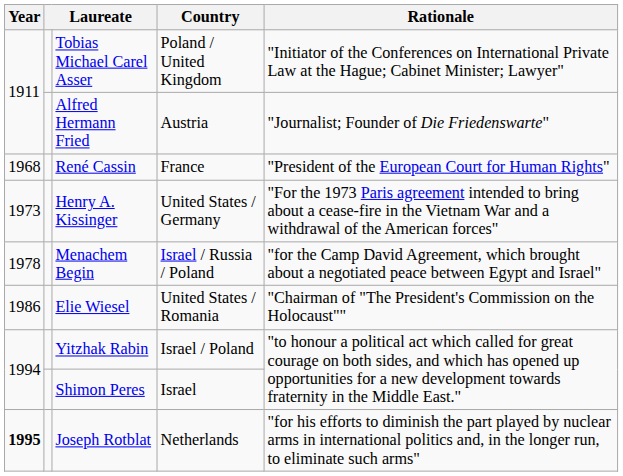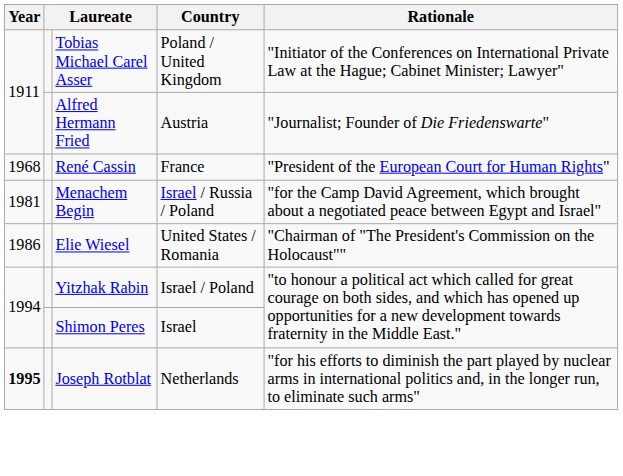- row: (86, 210)
(24, 263) 1978 -> (24, 201) 1981
